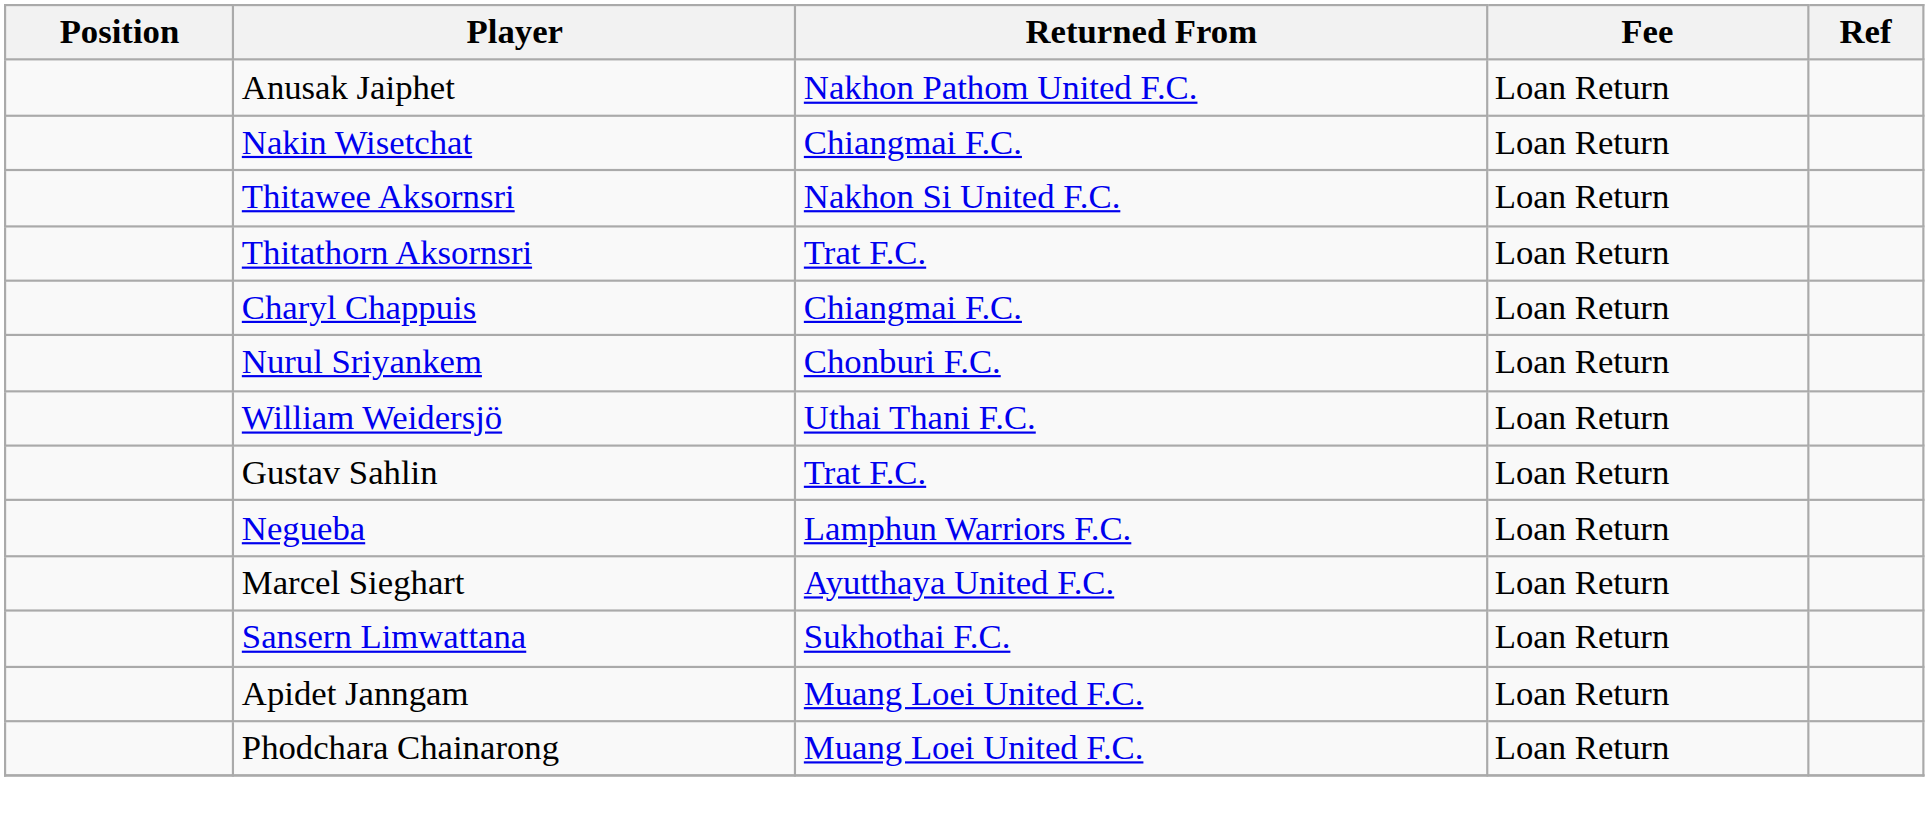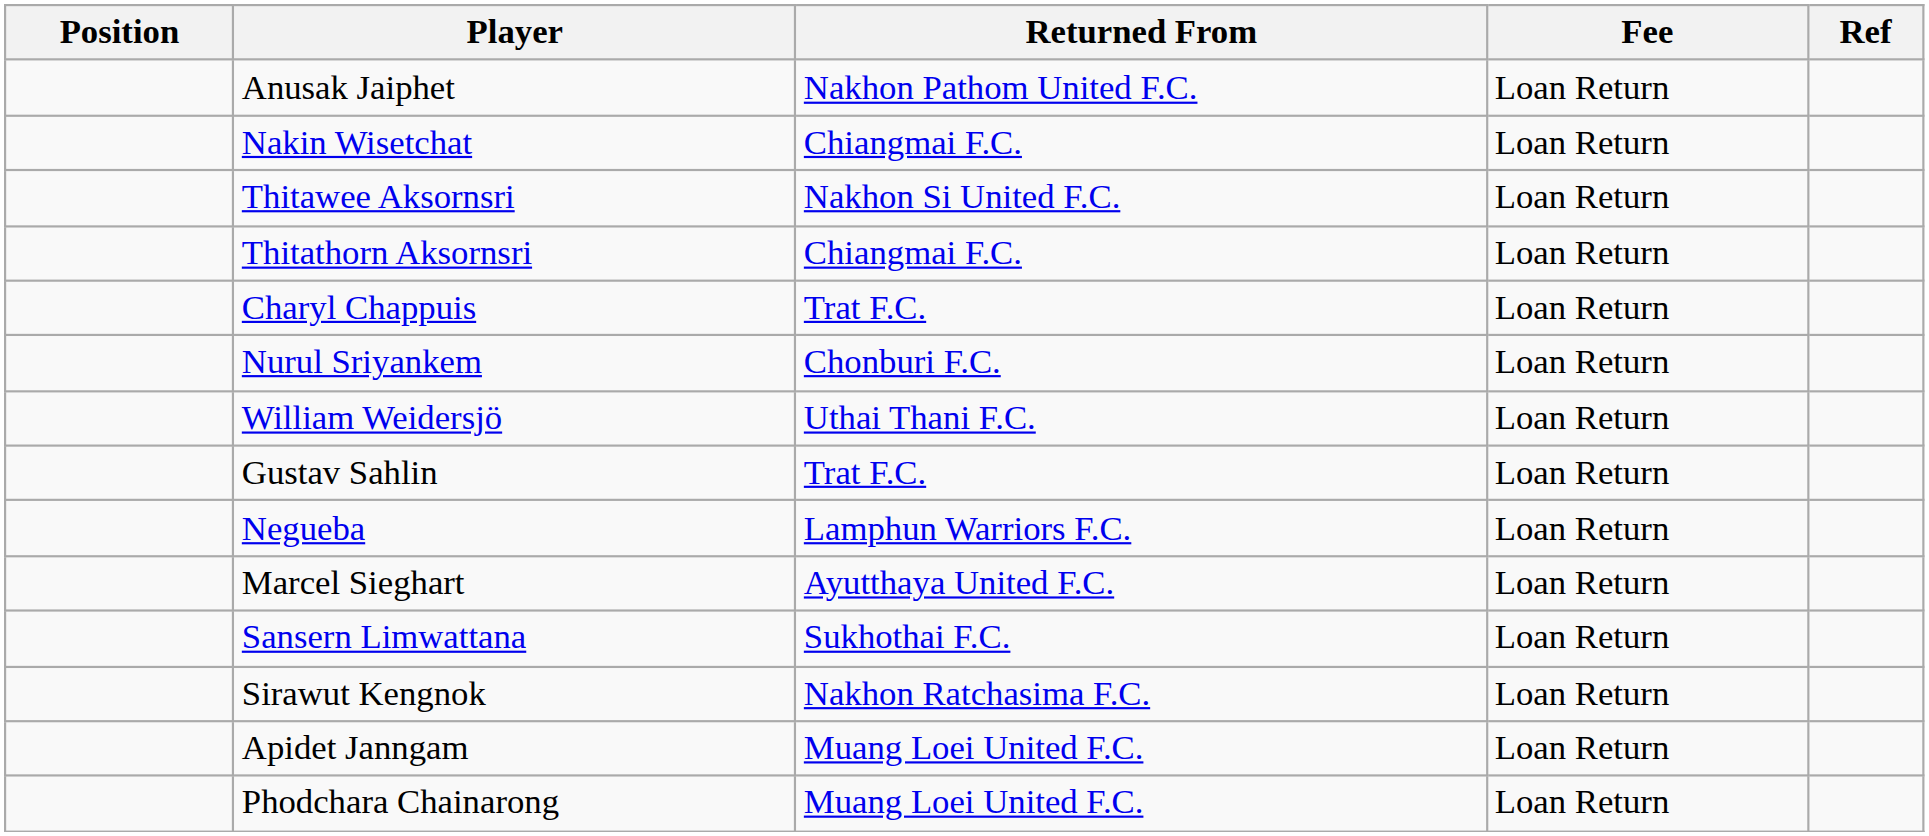(865, 252) Trat F.C. -> (913, 252) Chiangmai F.C.
(913, 307) Chiangmai F.C. -> (865, 307) Trat F.C.
+ row: (364, 692)
